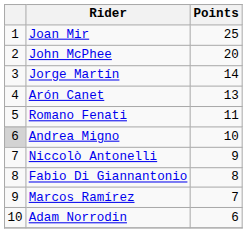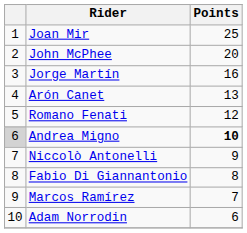(231, 76) 14 -> (231, 76) 16
(231, 117) 11 -> (231, 117) 12
(231, 137) normal -> (231, 137) bold
